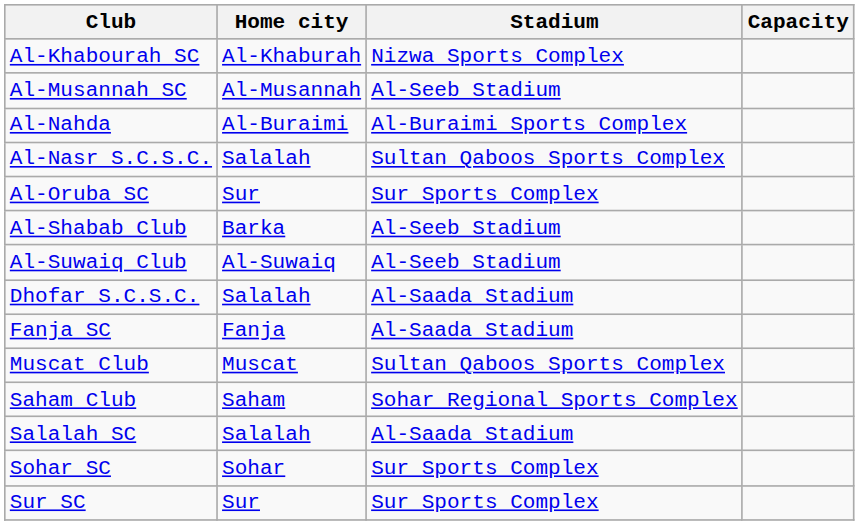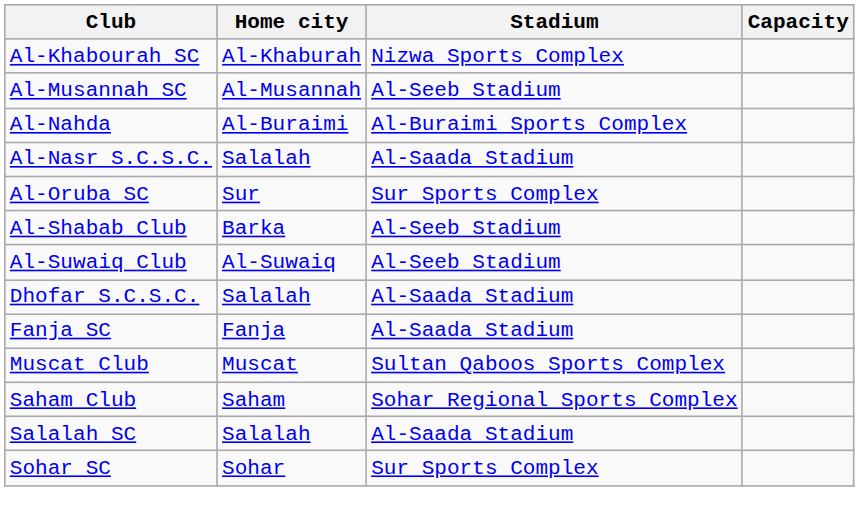(548, 159) Sultan Qaboos Sports Complex -> (472, 159) Al-Saada Stadium
- row: (48, 503)
